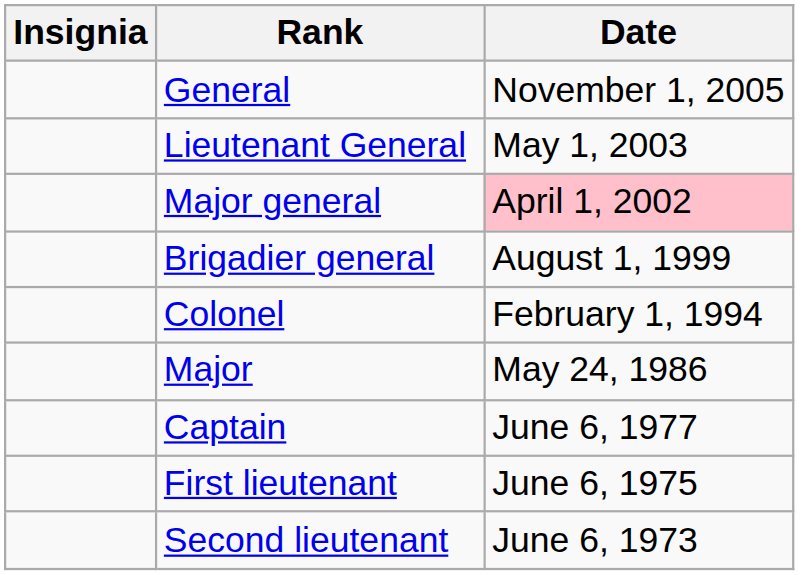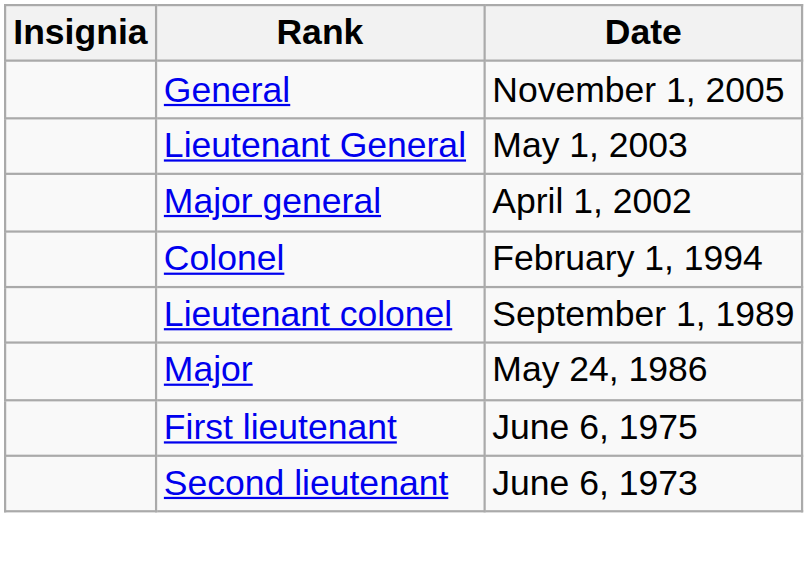(592, 201) pink background -> (592, 201) no background
- row: (299, 257)
+ row: (308, 314)
- row: (225, 426)
